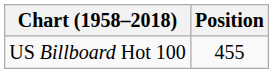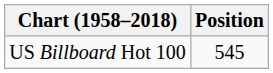(229, 52) 455 -> (229, 52) 545
